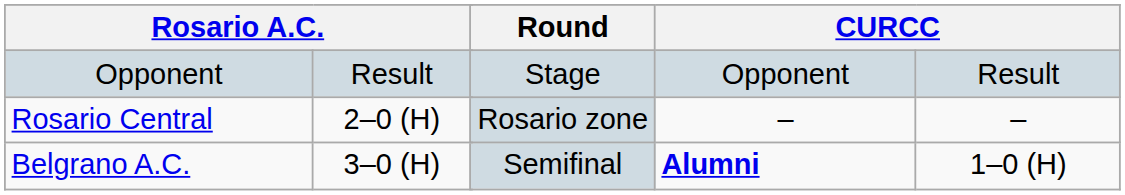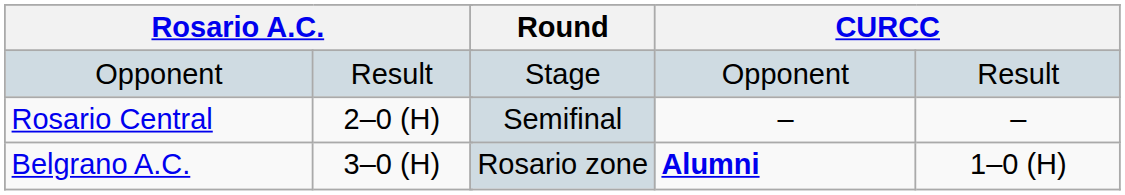(563, 119) Rosario zone -> (563, 119) Semifinal
(563, 165) Semifinal -> (563, 165) Rosario zone
